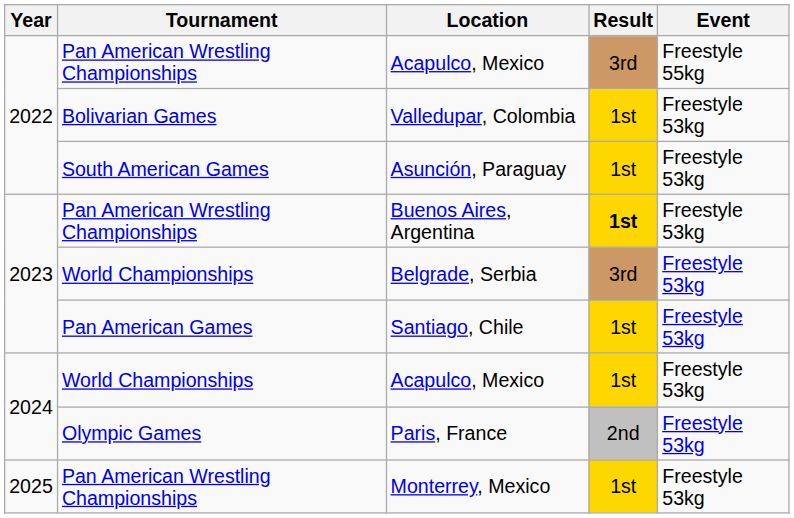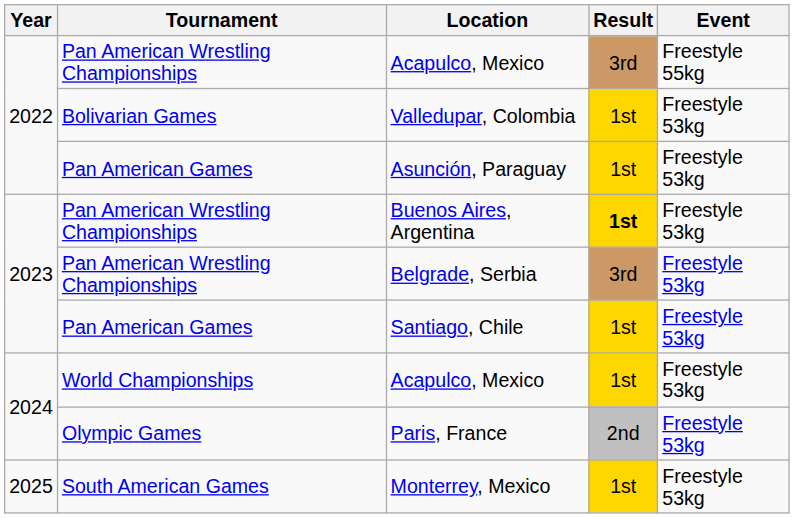(165, 168) South American Games -> (157, 168) Pan American Games
(158, 274) World Championships -> (166, 274) Pan American Wrestling Championships
(166, 486) Pan American Wrestling Championships -> (165, 486) South American Games
